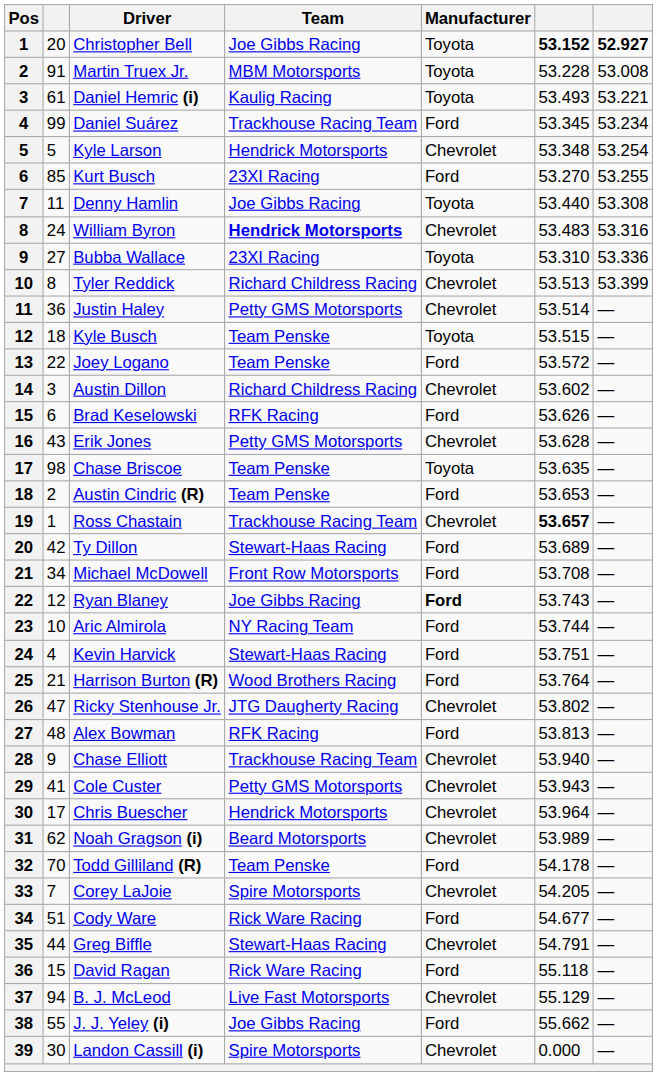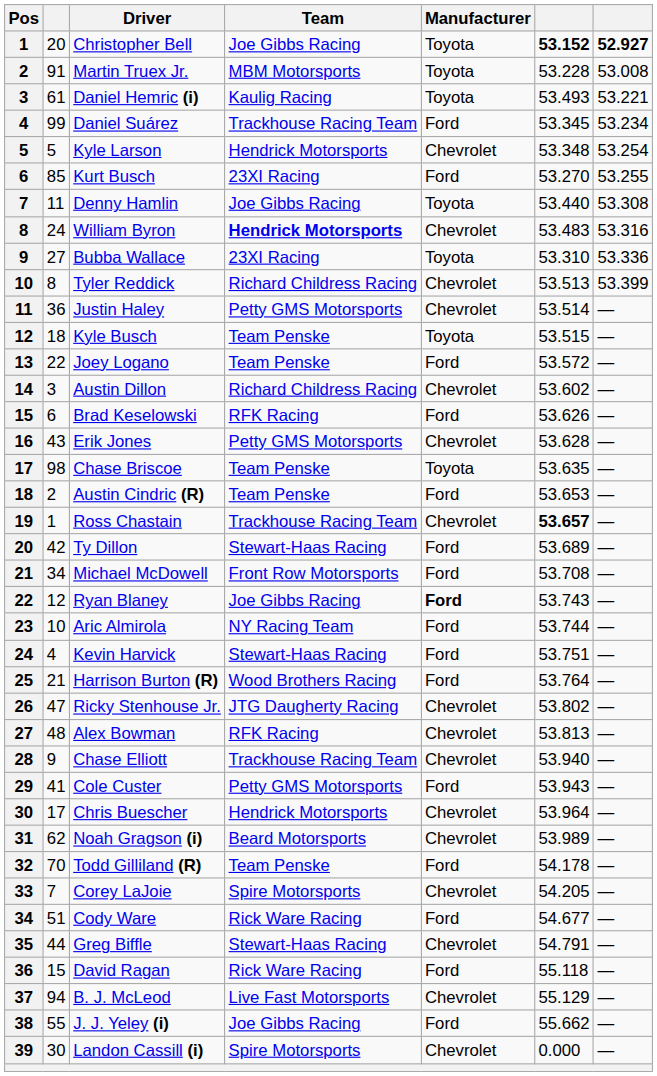(442, 733) Ford -> (461, 733) Chevrolet
(461, 786) Chevrolet -> (442, 786) Ford
